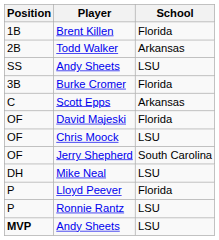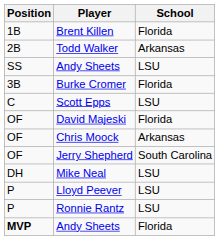(161, 102) Arkansas -> (149, 102) LSU
(149, 137) LSU -> (161, 137) Arkansas
(155, 191) Florida -> (149, 191) LSU
(149, 226) LSU -> (155, 226) Florida
